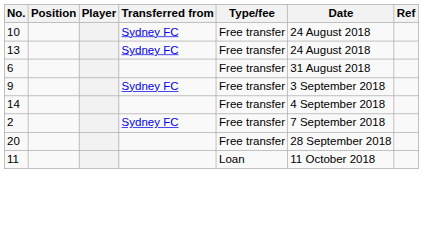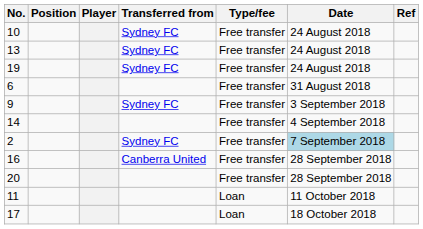+ row: (13, 68)
(338, 123) no background -> (338, 141) lightblue background
+ row: (13, 159)
+ row: (13, 214)
